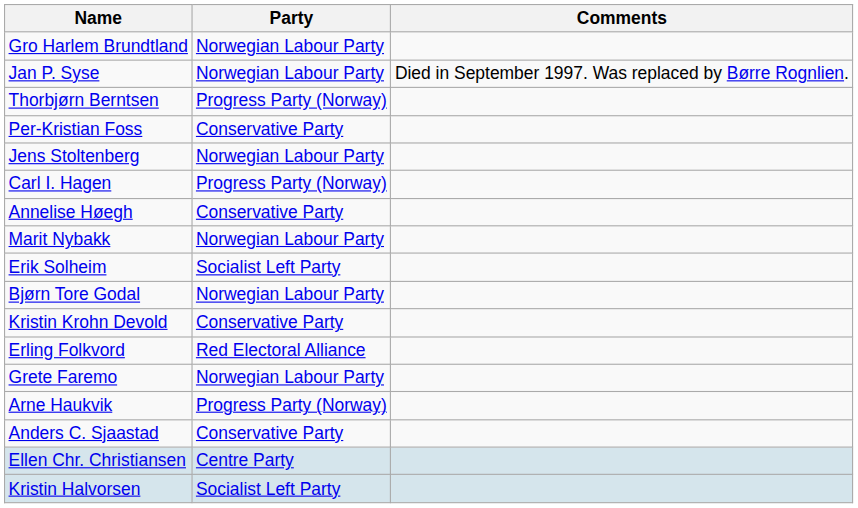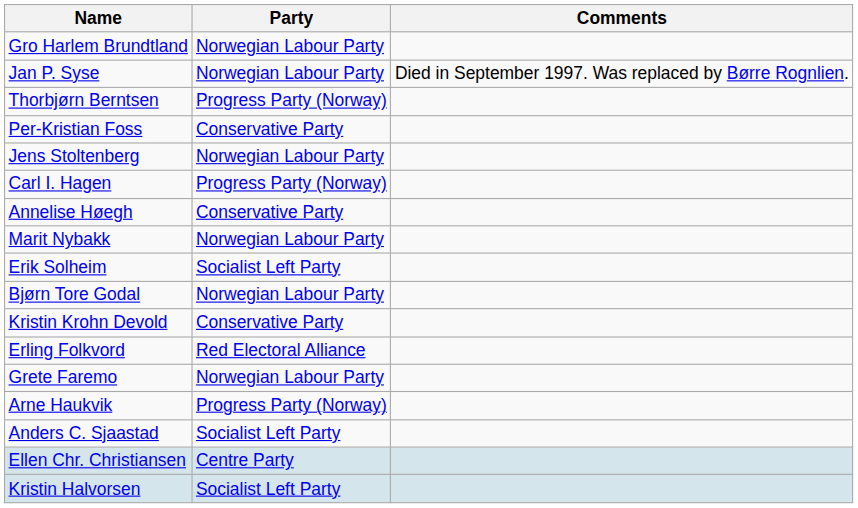(270, 433) Conservative Party -> (268, 433) Socialist Left Party
